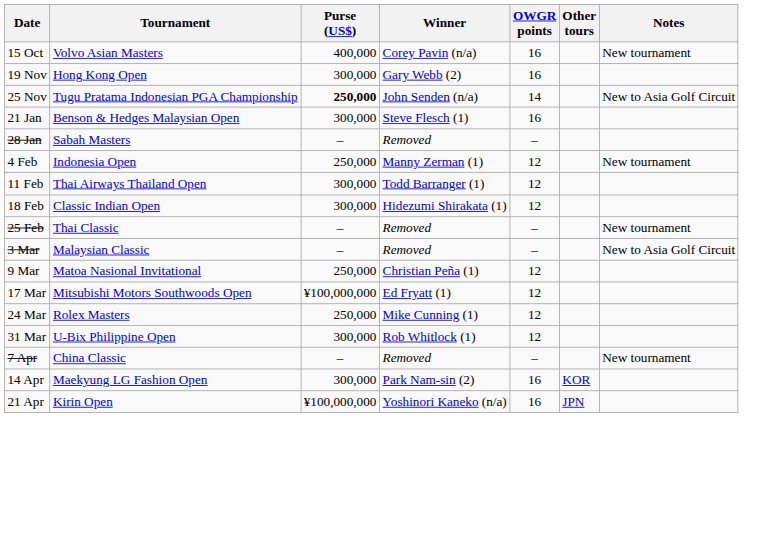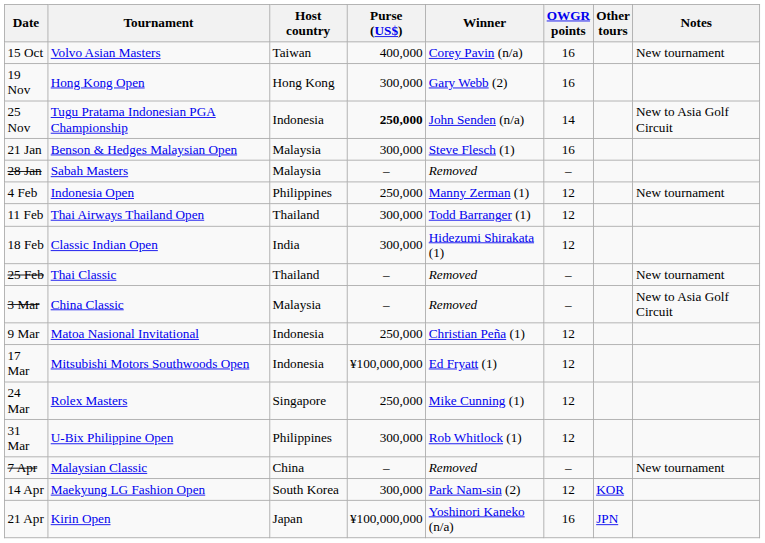+ column: (308, 23)
(101, 249) Malaysian Classic -> (87, 304) China Classic
(89, 358) China Classic -> (99, 467) Malaysian Classic
(535, 380) 16 -> (568, 489) 12
